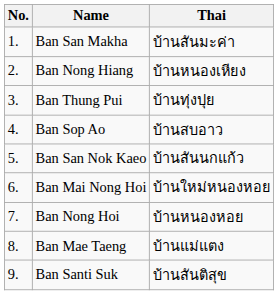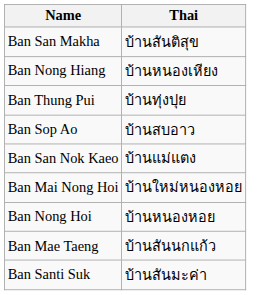- column: (18, 15)
(194, 42) บ้านสันมะค่า -> (162, 42) บ้านสันติสุข
(198, 158) บ้านสันนกแก้ว -> (161, 158) บ้านแม่แตง
(189, 246) บ้านแม่แตง -> (171, 246) บ้านสันนกแก้ว
(190, 275) บ้านสันติสุข -> (166, 275) บ้านสันมะค่า
